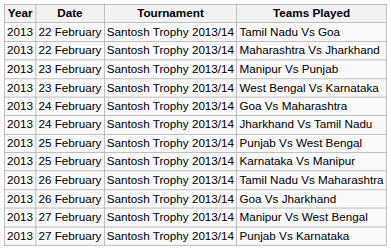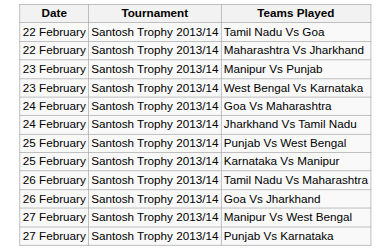- column: (20, 13)
